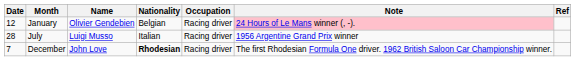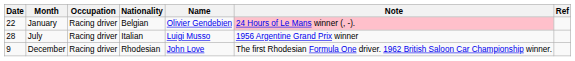columns swapped: (102, 10) <-> (208, 10)
(11, 23) 12 -> (11, 23) 22
(8, 49) 7 -> (8, 49) 9
(159, 49) bold -> (141, 49) normal
